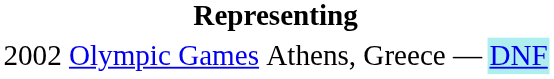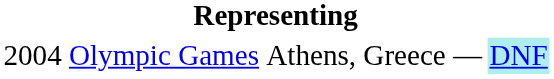(33, 55) 2002 -> (33, 55) 2004
